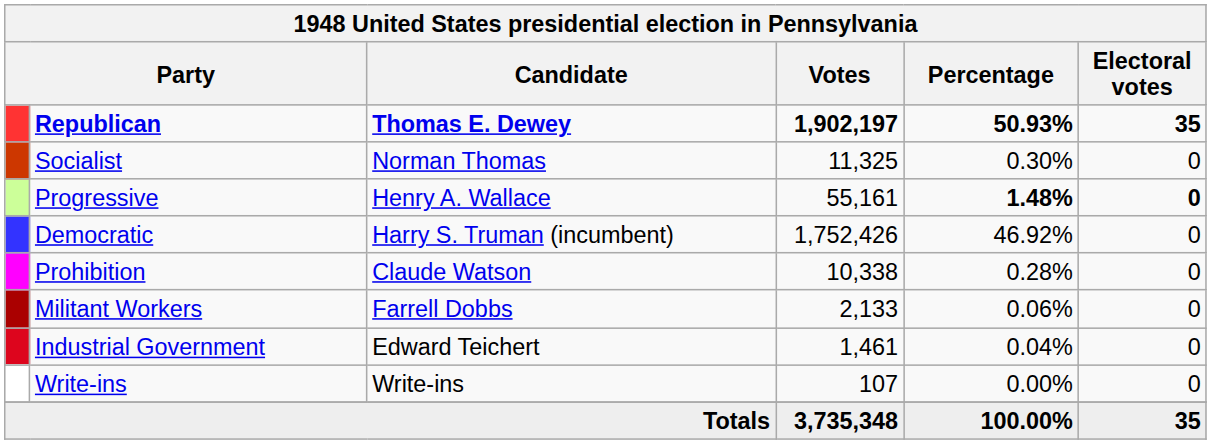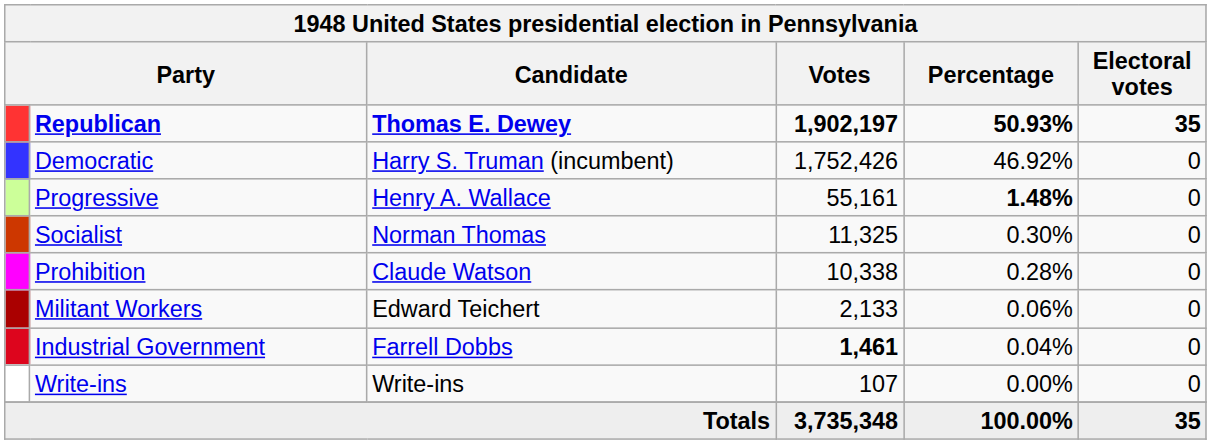rows swapped: (94, 235) <-> (78, 161)
(1194, 198) bold -> (1194, 198) normal
(442, 309) Farrell Dobbs -> (456, 309) Edward Teichert
(456, 346) Edward Teichert -> (442, 346) Farrell Dobbs
(869, 346) normal -> (869, 346) bold
